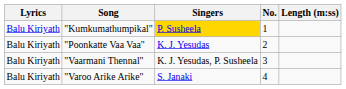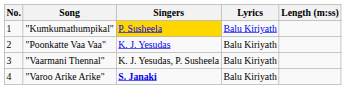columns swapped: (270, 12) <-> (33, 12)
(175, 76) normal -> (137, 76) bold
